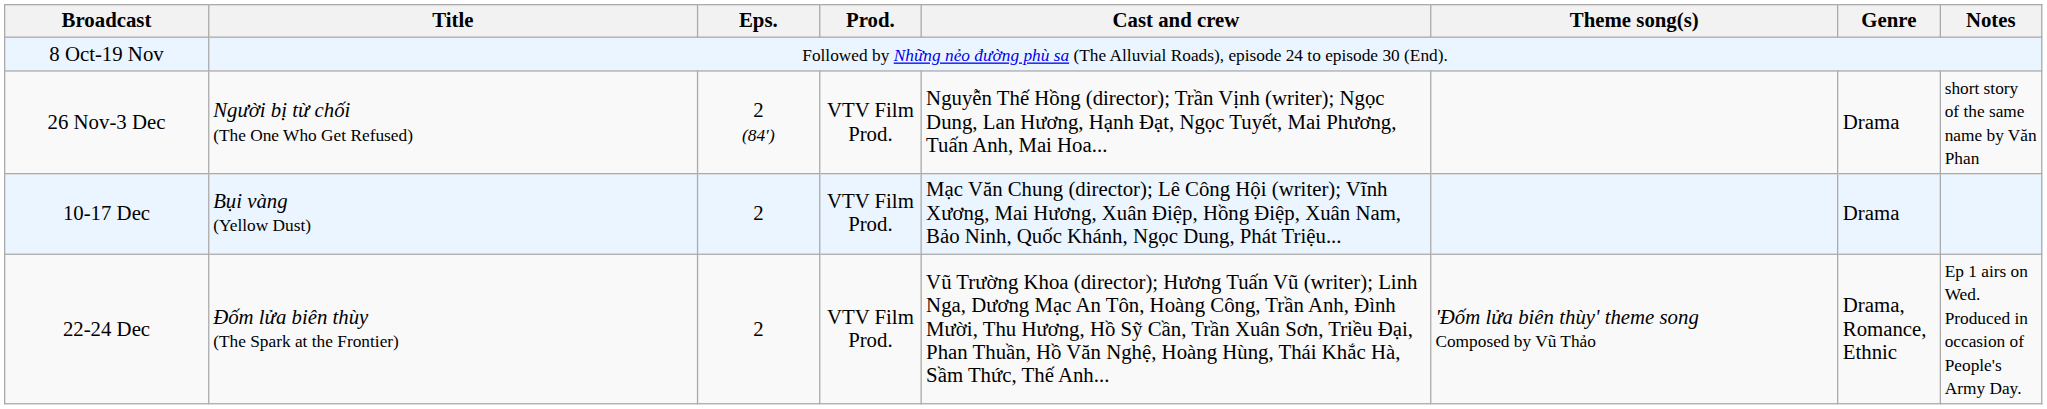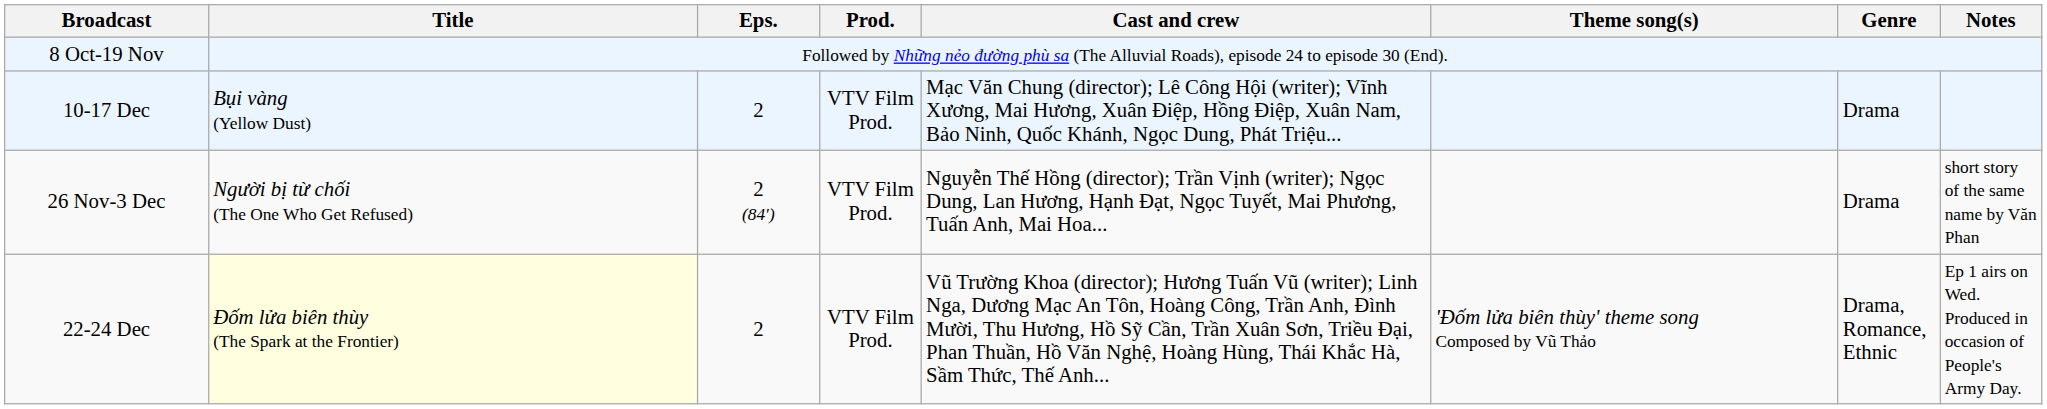rows swapped: (106, 122) <-> (106, 213)
(306, 328) no background -> (306, 328) lightyellow background
